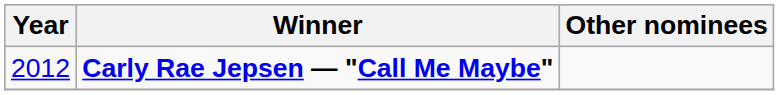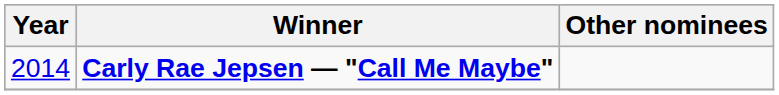(40, 67) 2012 -> (40, 67) 2014
